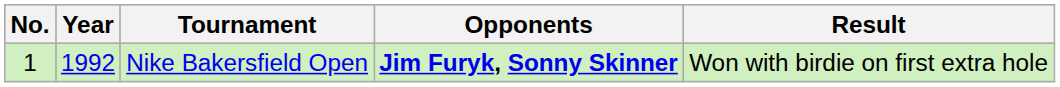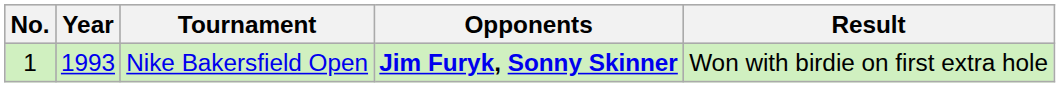(88, 63) 1992 -> (88, 63) 1993
